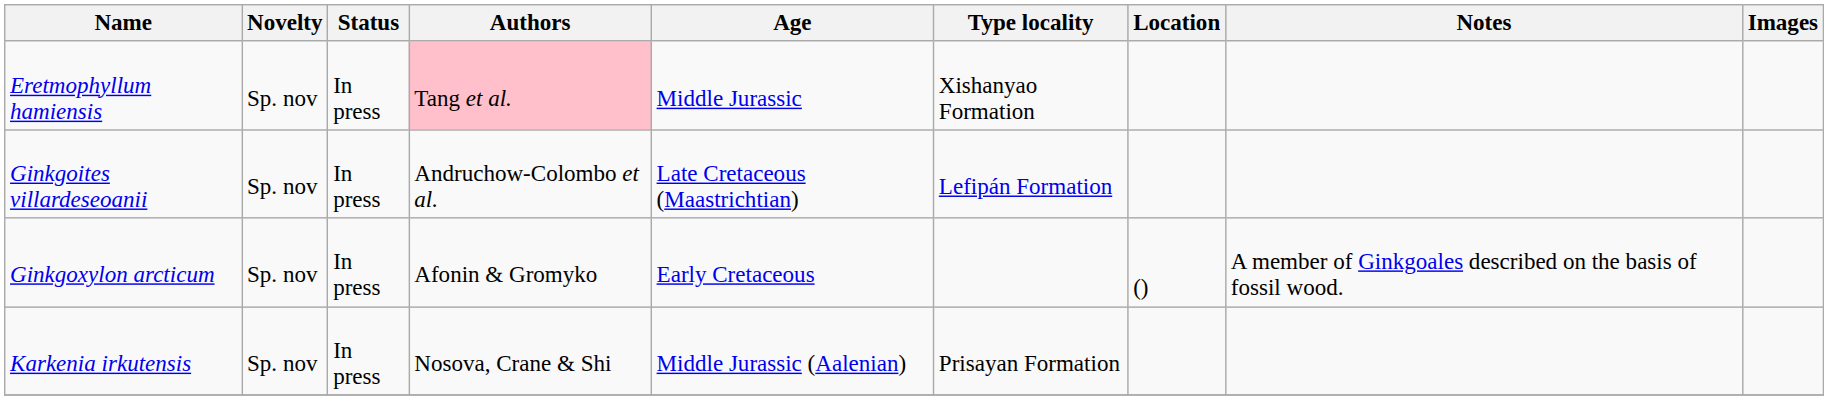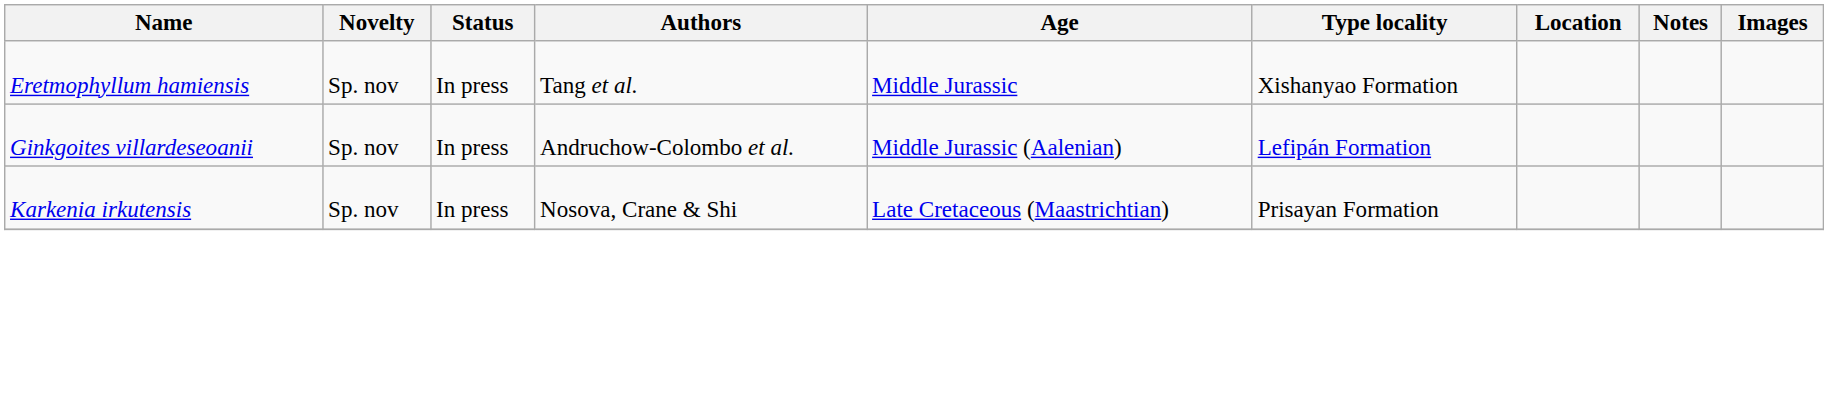(463, 98) pink background -> (589, 85) no background
(731, 186) Late Cretaceous (Maastrichtian) -> (997, 147) Middle Jurassic (Aalenian)
- row: (112, 274)
(781, 363) Middle Jurassic (Aalenian) -> (1021, 210) Late Cretaceous (Maastrichtian)
